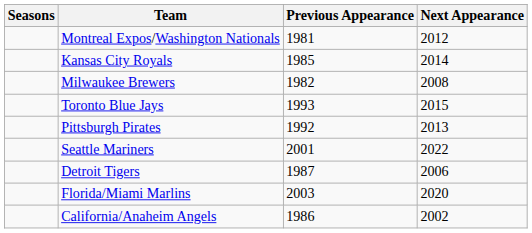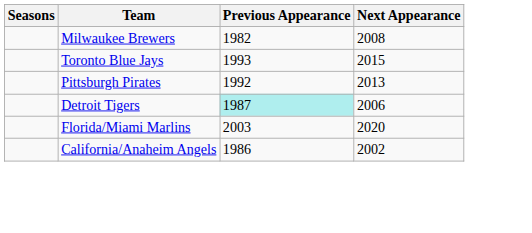- row: (170, 37)
- row: (117, 60)
- row: (107, 149)
(300, 171) no background -> (237, 104) paleturquoise background
